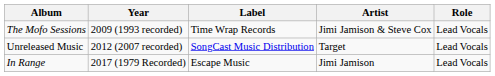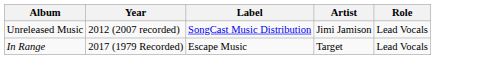- row: (46, 29)
(332, 46) Target -> (344, 29) Jimi Jamison
(347, 63) Jimi Jamison -> (329, 46) Target
